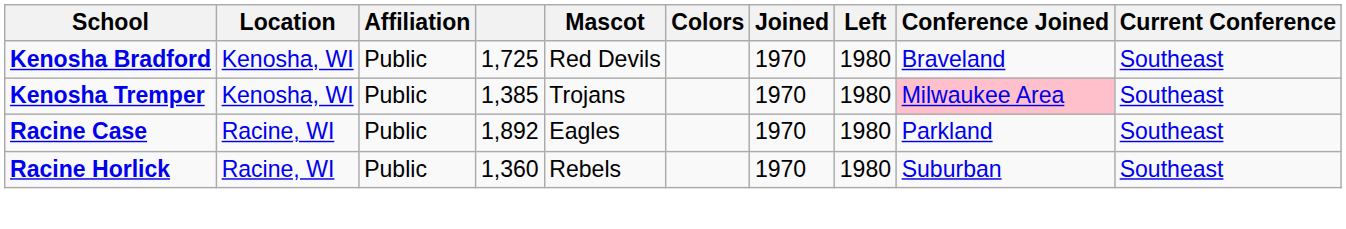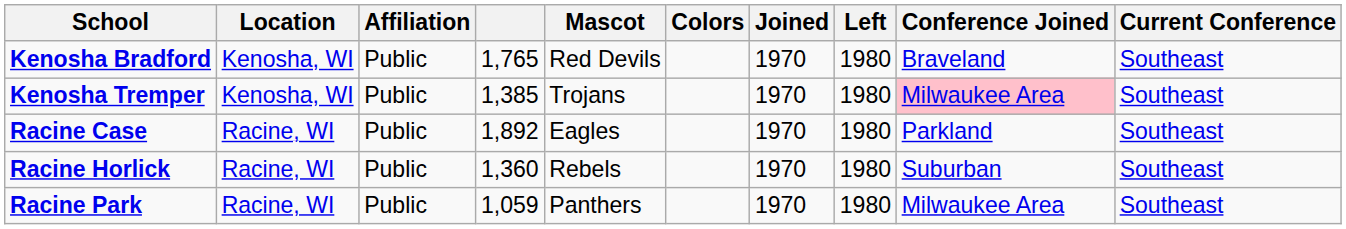(510, 59) 1,725 -> (510, 59) 1,765
+ row: (76, 205)
